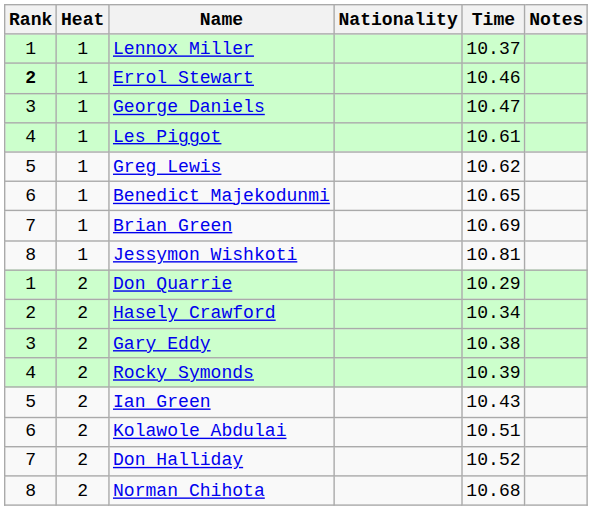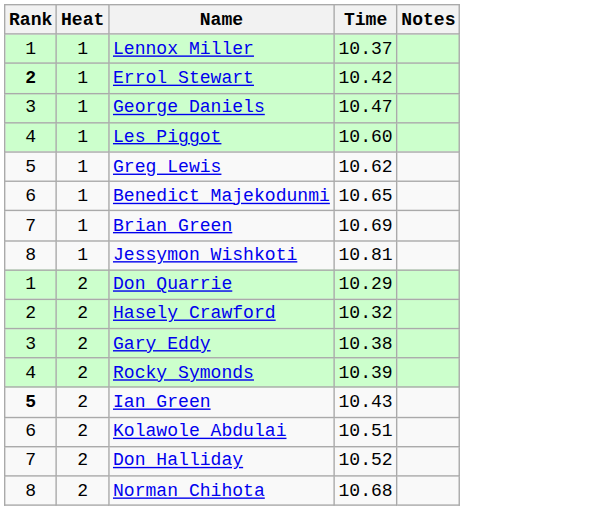- column: (398, 19)
(493, 78) 10.46 -> (366, 78) 10.42
(493, 137) 10.61 -> (366, 137) 10.60
(493, 314) 10.34 -> (366, 314) 10.32
(31, 402) normal -> (31, 402) bold
